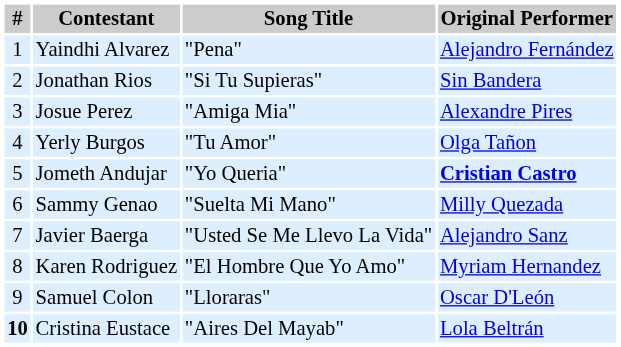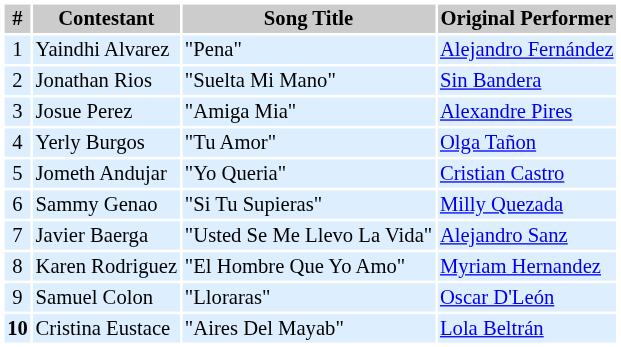(253, 80) "Si Tu Supieras" -> (260, 80) "Suelta Mi Mano"
(508, 173) bold -> (502, 173) normal
(260, 204) "Suelta Mi Mano" -> (253, 204) "Si Tu Supieras"
